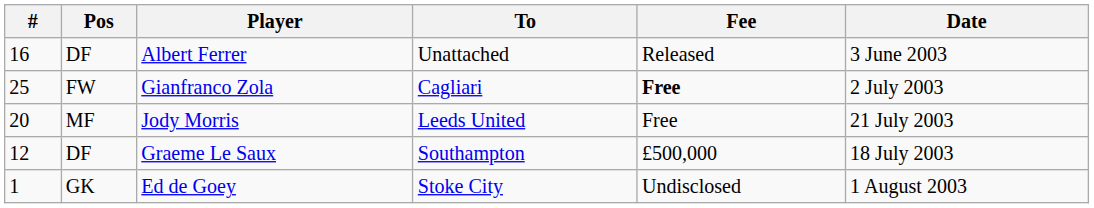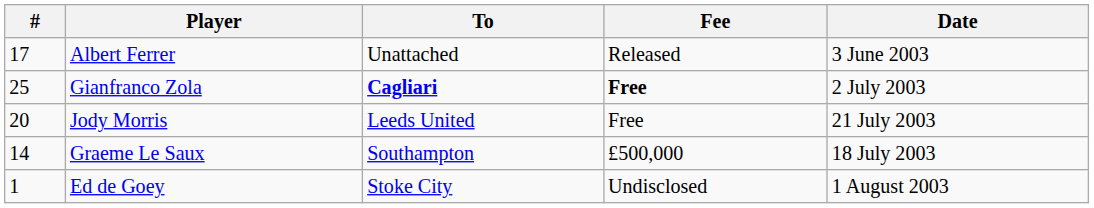- column: (99, 21)
(19, 54) 16 -> (19, 54) 17
(450, 87) normal -> (402, 87) bold
(19, 153) 12 -> (19, 153) 14
